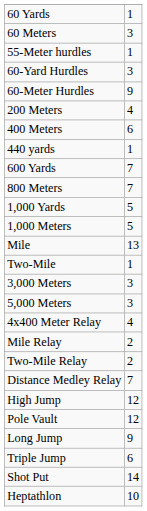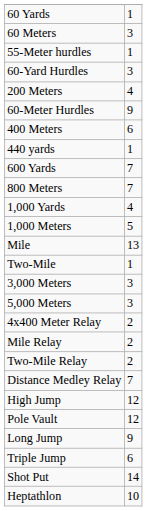rows swapped: (51, 91) <-> (35, 110)
(130, 206) 5 -> (130, 206) 4
(130, 322) 4 -> (130, 322) 2
